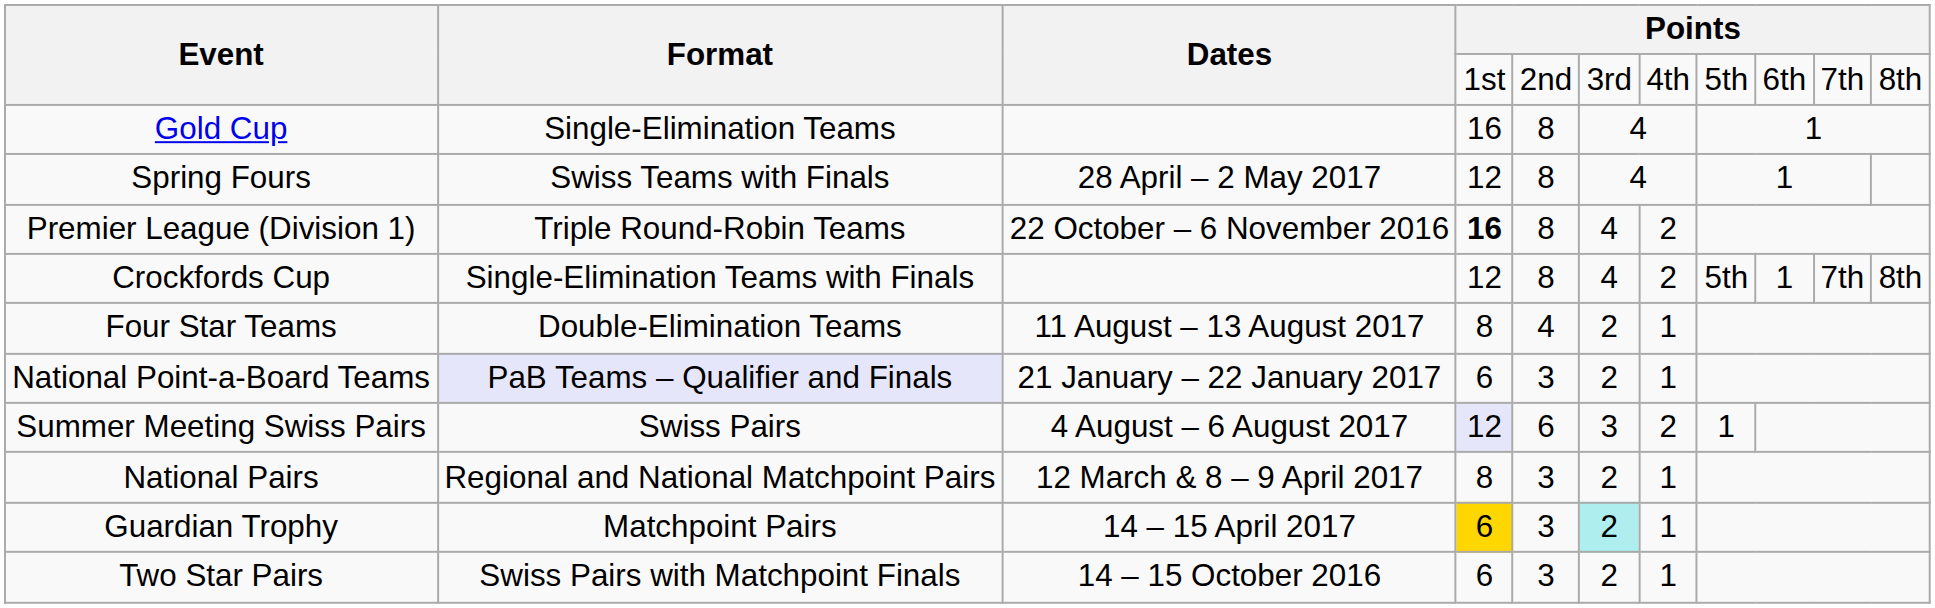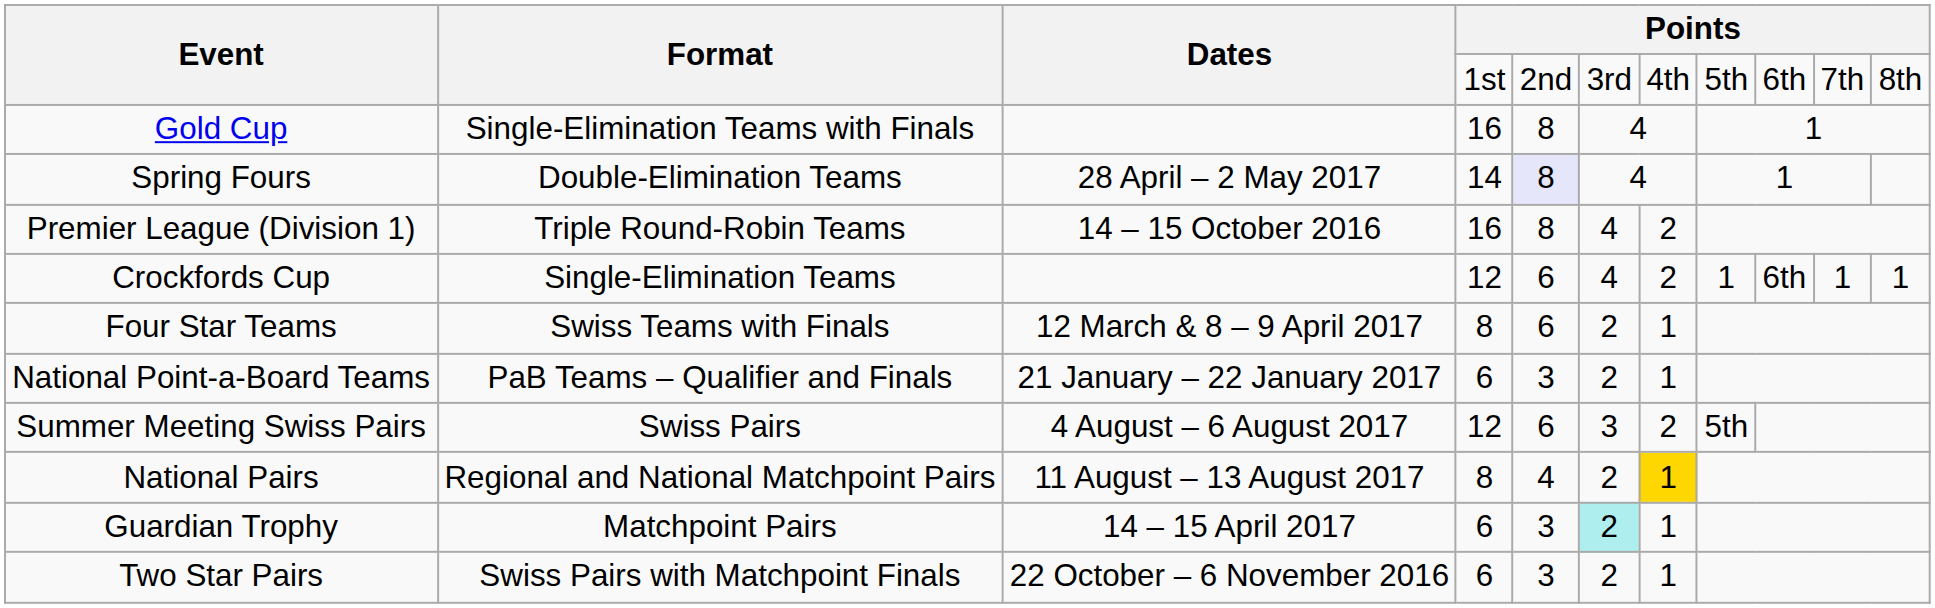(720, 128) Single-Elimination Teams -> (720, 128) Single-Elimination Teams with Finals
(720, 178) Swiss Teams with Finals -> (720, 178) Double-Elimination Teams
(1484, 178) 12 -> (1484, 178) 14
(1546, 178) no background -> (1546, 178) lavender background
(1229, 228) 22 October – 6 November 2016 -> (1229, 228) 14 – 15 October 2016
(1484, 228) bold -> (1484, 228) normal
(720, 278) Single-Elimination Teams with Finals -> (720, 278) Single-Elimination Teams
(1546, 278) 8 -> (1546, 278) 6
(1726, 278) 5th -> (1726, 278) 1
(1784, 278) 1 -> (1784, 278) 6th
(1842, 278) 7th -> (1842, 278) 1
(1900, 278) 8th -> (1900, 278) 1
(720, 327) Double-Elimination Teams -> (720, 327) Swiss Teams with Finals
(1229, 327) 11 August – 13 August 2017 -> (1229, 327) 12 March & 8 – 9 April 2017
(1546, 327) 4 -> (1546, 327) 6
(720, 377) lavender background -> (720, 377) no background
(1484, 427) lavender background -> (1484, 427) no background
(1726, 427) 1 -> (1726, 427) 5th
(1229, 476) 12 March & 8 – 9 April 2017 -> (1229, 476) 11 August – 13 August 2017
(1546, 476) 3 -> (1546, 476) 4
(1668, 476) no background -> (1668, 476) gold background
(1484, 526) gold background -> (1484, 526) no background
(1229, 576) 14 – 15 October 2016 -> (1229, 576) 22 October – 6 November 2016
